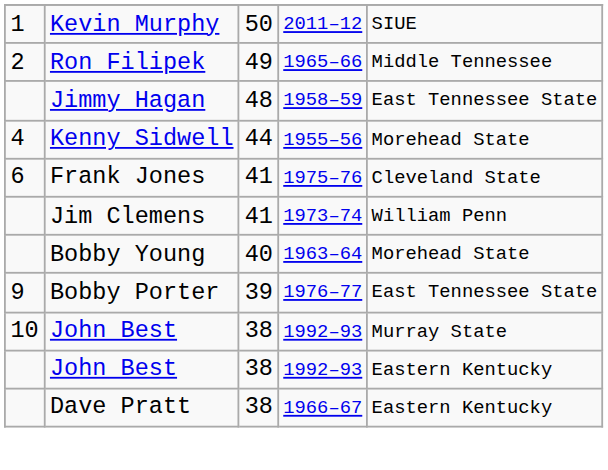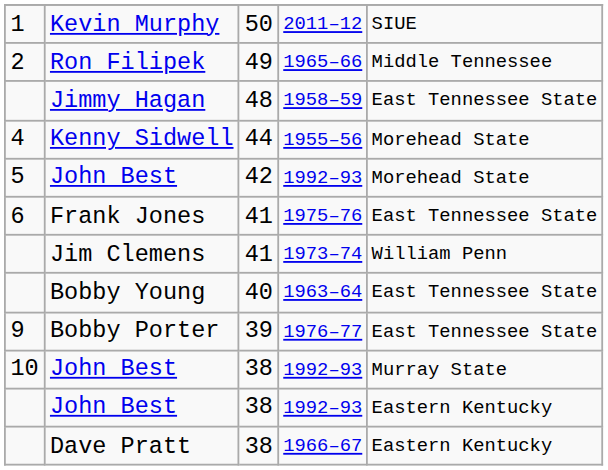+ row: (18, 177)
(456, 177) Cleveland State -> (484, 216) East Tennessee State
(451, 254) Morehead State -> (484, 293) East Tennessee State
